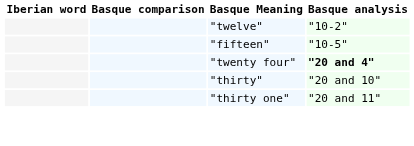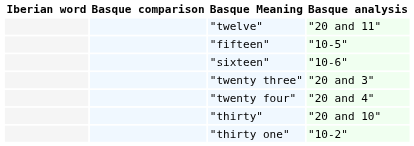(328, 27) "10-2" -> (345, 27) "20 and 11"
+ row: (240, 62)
+ row: (256, 80)
(341, 62) bold -> (341, 98) normal
(345, 98) "20 and 11" -> (328, 134) "10-2"
